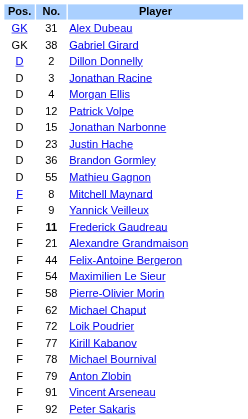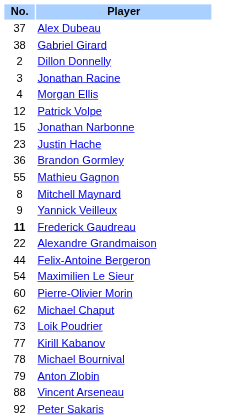- column: (20, 12)
(51, 28) 31 -> (20, 28) 37
(51, 243) 21 -> (20, 243) 22
(51, 293) 58 -> (20, 293) 60
(51, 326) 72 -> (20, 326) 73
(51, 393) 91 -> (20, 393) 88
